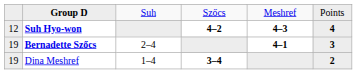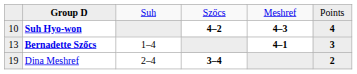(13, 29) 12 -> (13, 29) 10
(13, 45) 19 -> (13, 45) 13
(148, 45) 2–4 -> (148, 45) 1–4
(148, 61) 1–4 -> (148, 61) 2–4
